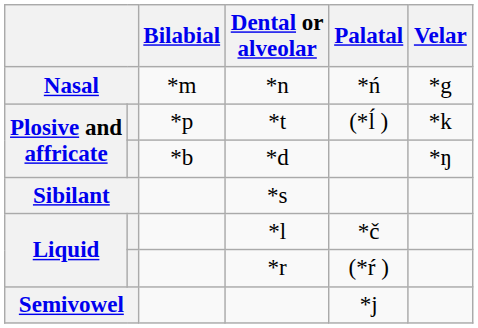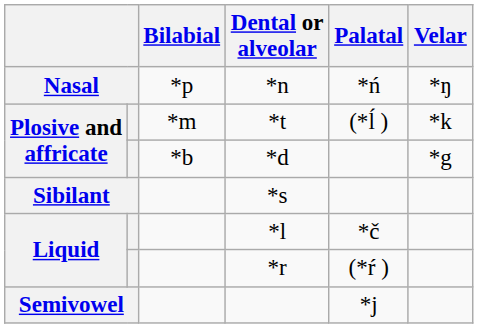(182, 85) *m -> (182, 85) *p
(440, 85) *g -> (440, 85) *ŋ
(182, 121) *p -> (182, 121) *m
(440, 158) *ŋ -> (440, 158) *g
